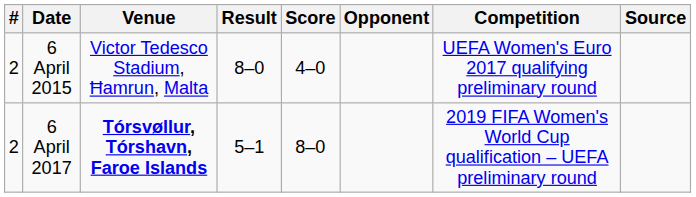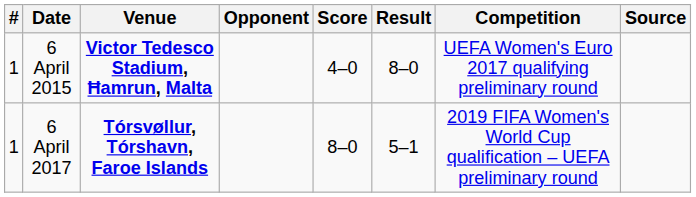columns swapped: (386, 18) <-> (249, 18)
(14, 67) 2 -> (14, 67) 1
(149, 67) normal -> (150, 67) bold
(14, 147) 2 -> (14, 147) 1
